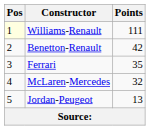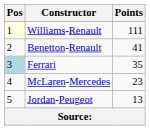(138, 47) 42 -> (138, 47) 41
(9, 65) no background -> (9, 65) lightblue background
(138, 82) 32 -> (138, 82) 23
